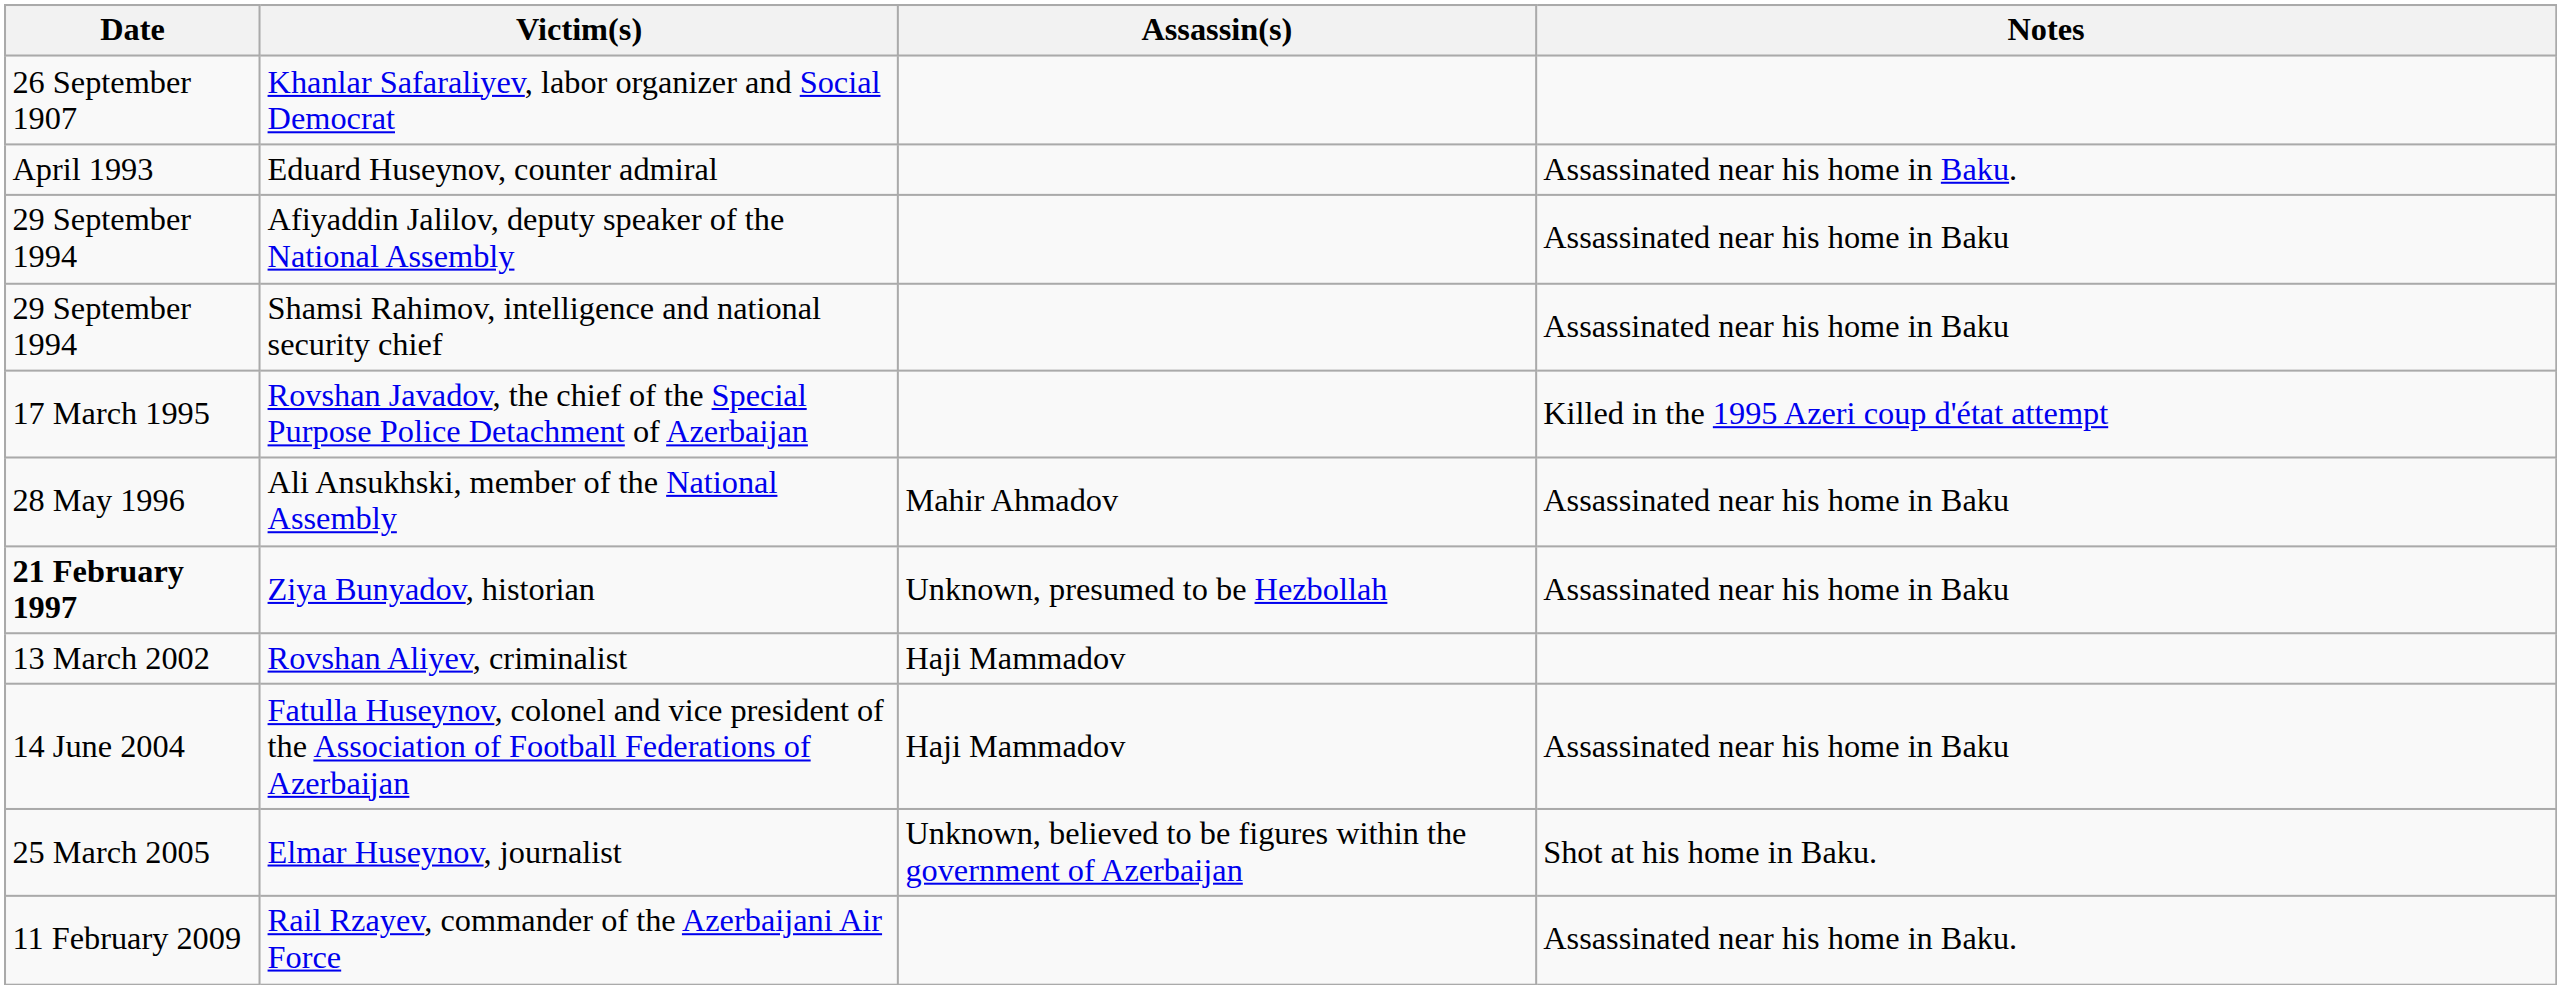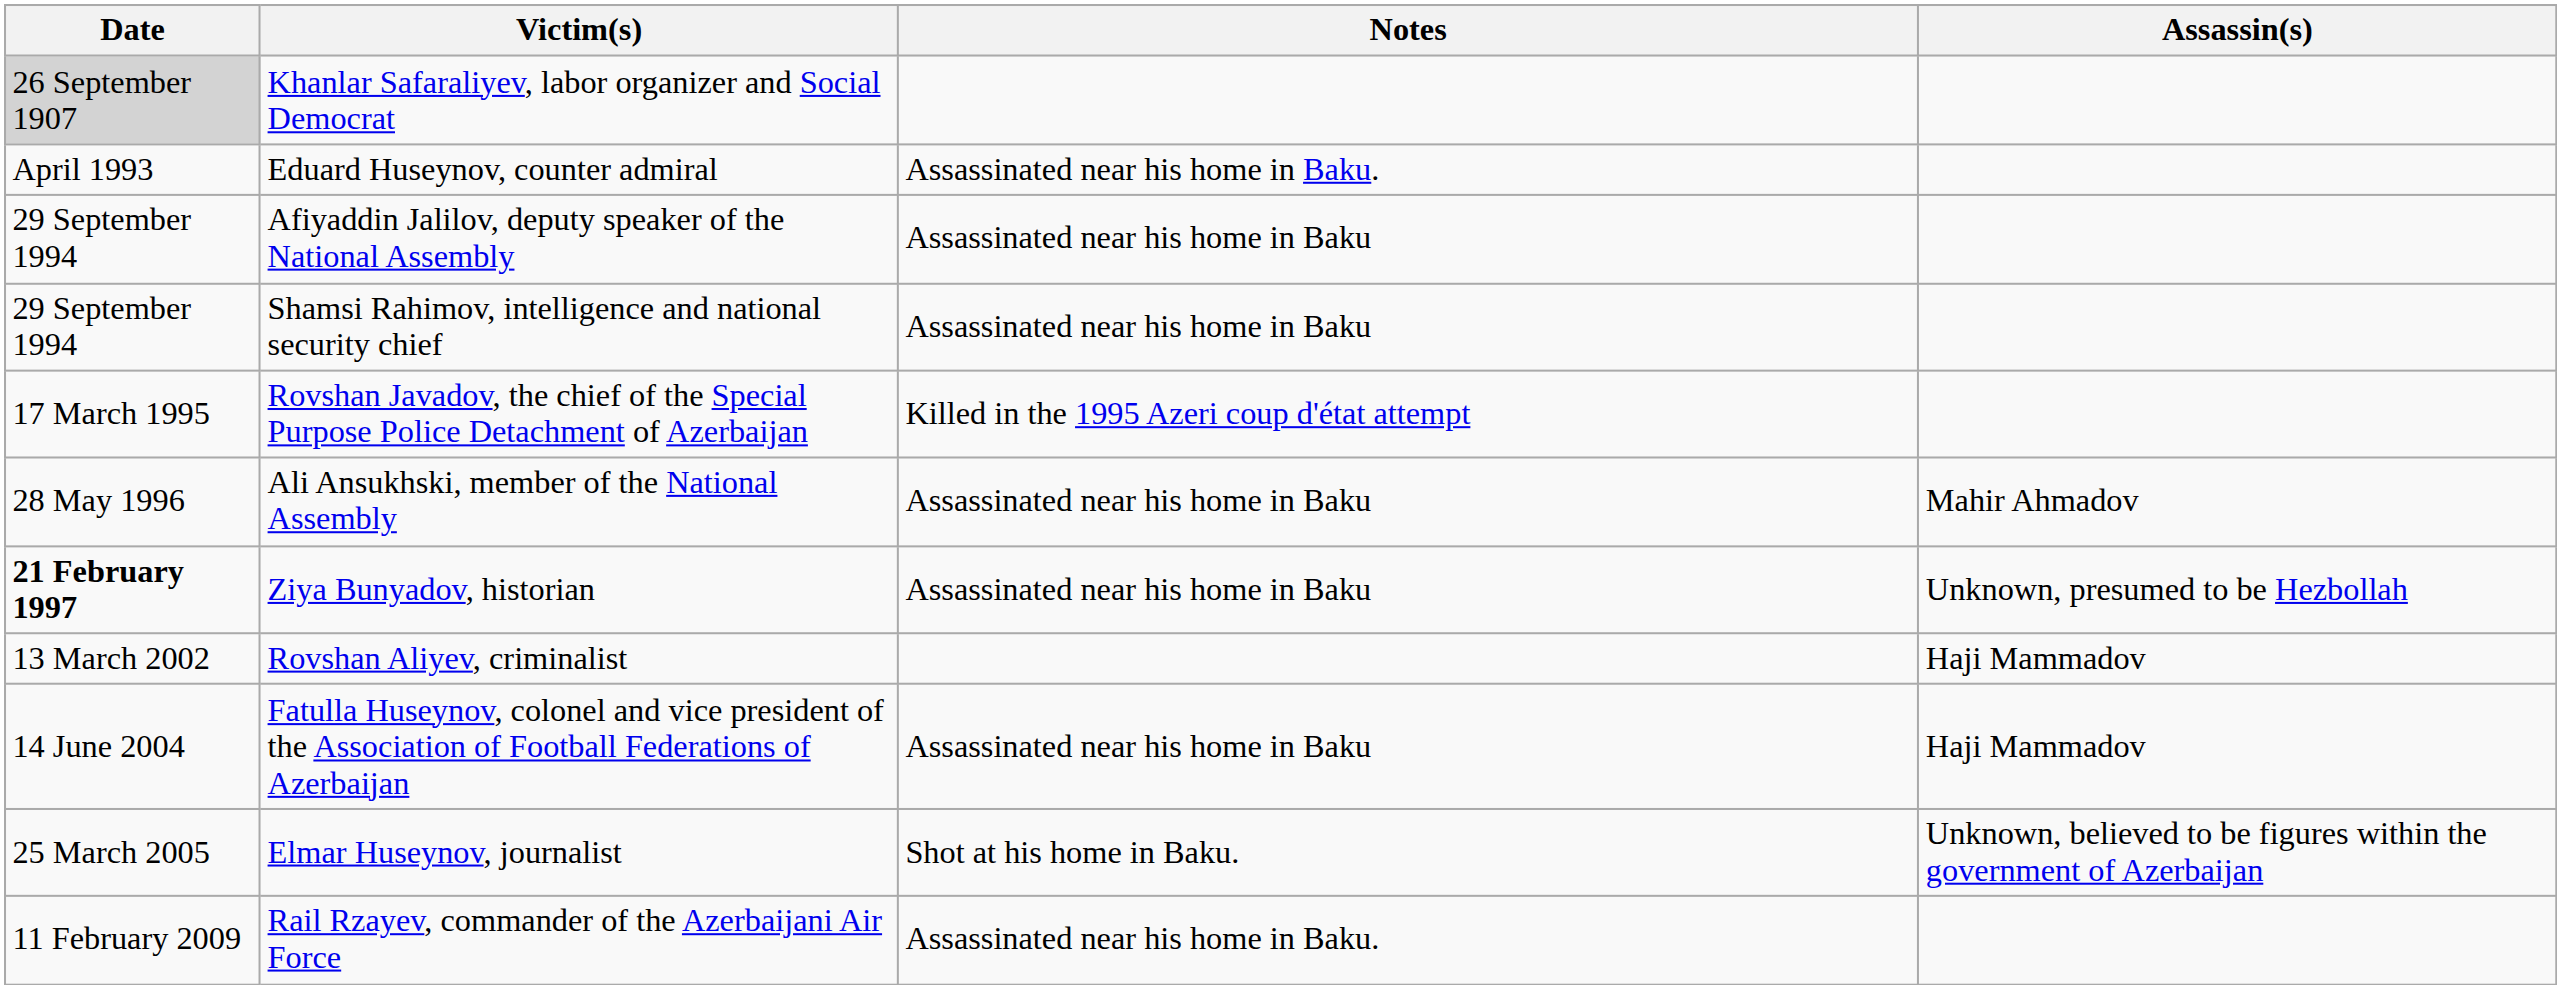columns swapped: (1217, 30) <-> (2046, 30)
(102, 99) no background -> (102, 99) lightgrey background
